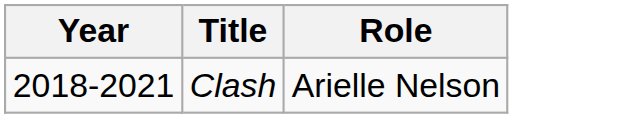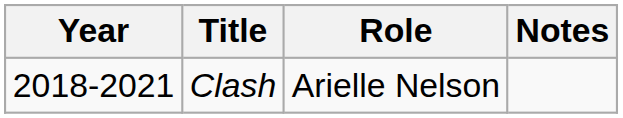+ column: (562, 31)
